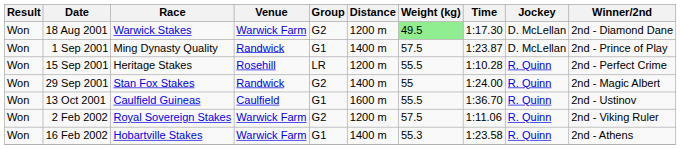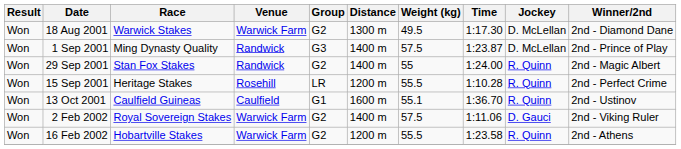(368, 30) 1200 m -> (368, 30) 1300 m
(412, 30) lightgreen background -> (412, 30) no background
(319, 48) G1 -> (319, 48) G3
rows swapped: (77, 65) <-> (77, 83)
(412, 100) 55.5 -> (412, 100) 55.1
(368, 118) 1200 m -> (368, 118) 1400 m
(530, 118) R. Quinn -> (529, 118) D. Gauci
(319, 135) G1 -> (319, 135) G2
(368, 135) 1400 m -> (368, 135) 1200 m
(412, 135) 55.3 -> (412, 135) 55.5
